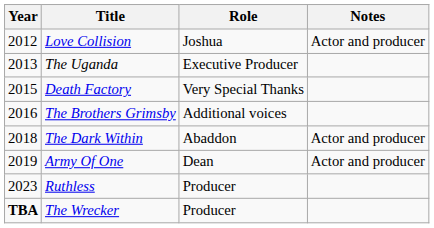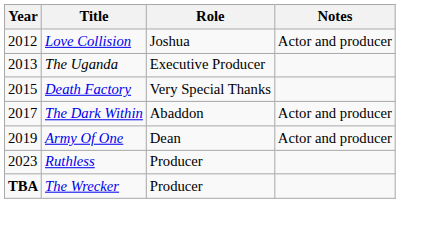- row: (110, 113)
(23, 138) 2018 -> (23, 113) 2017
